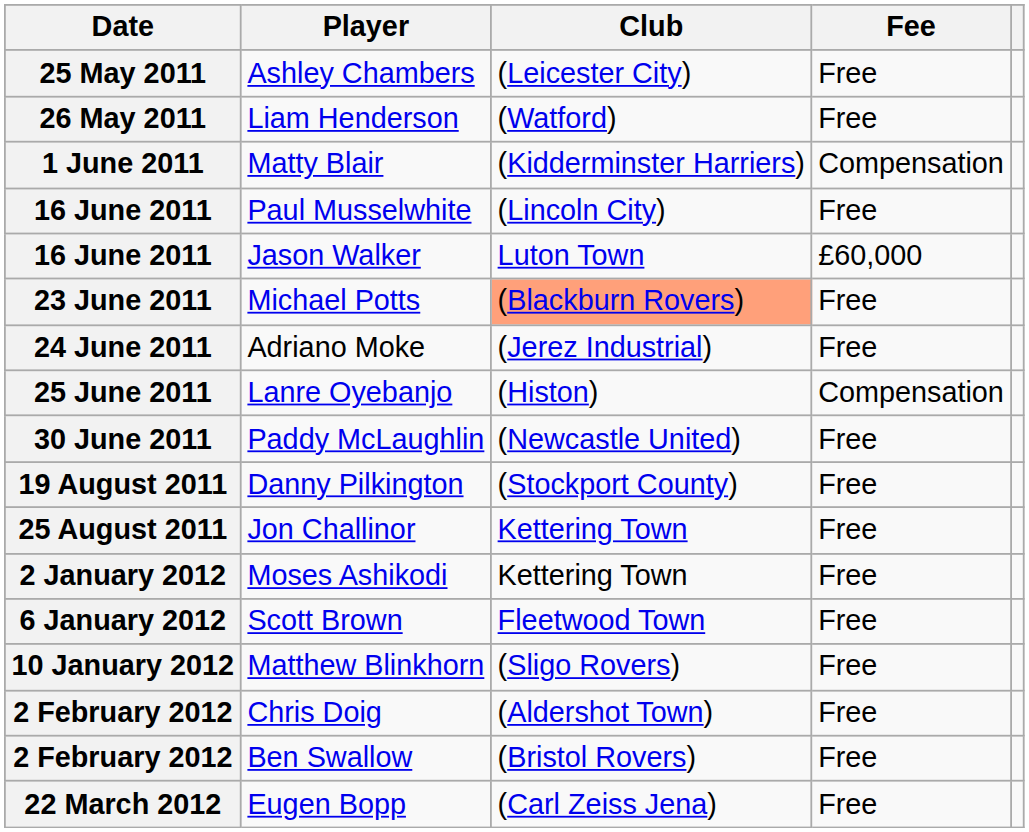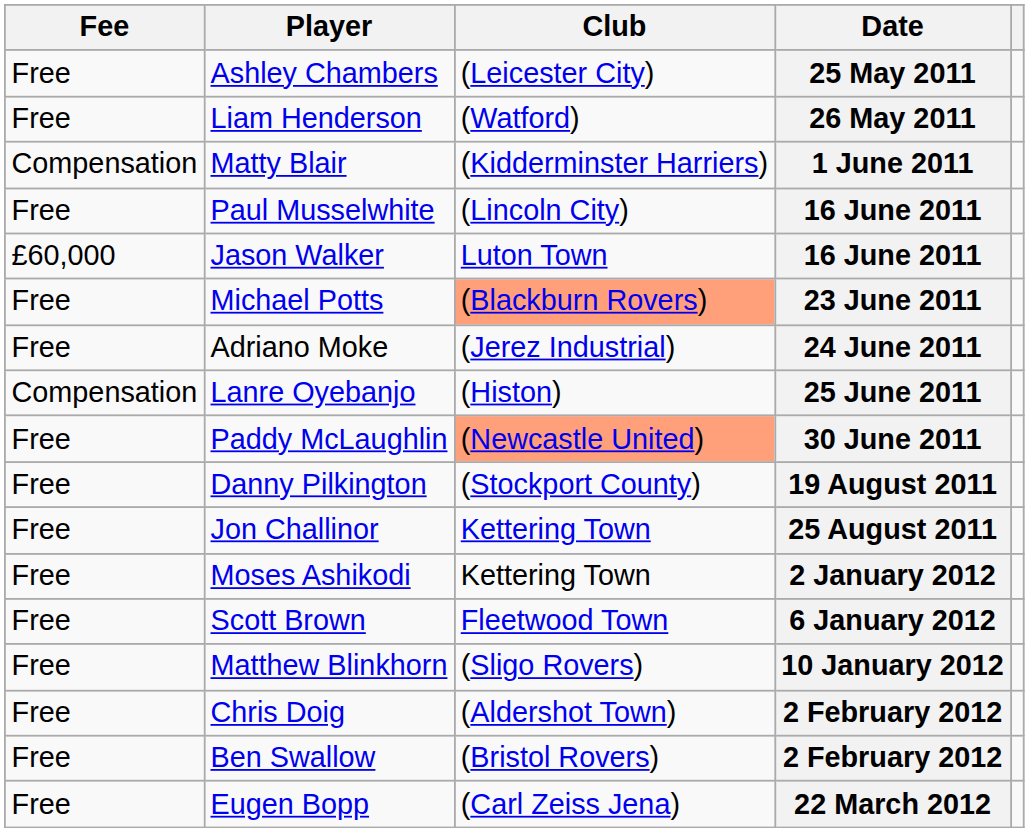columns swapped: (123, 27) <-> (911, 27)
(619, 438) no background -> (582, 438) lightsalmon background
